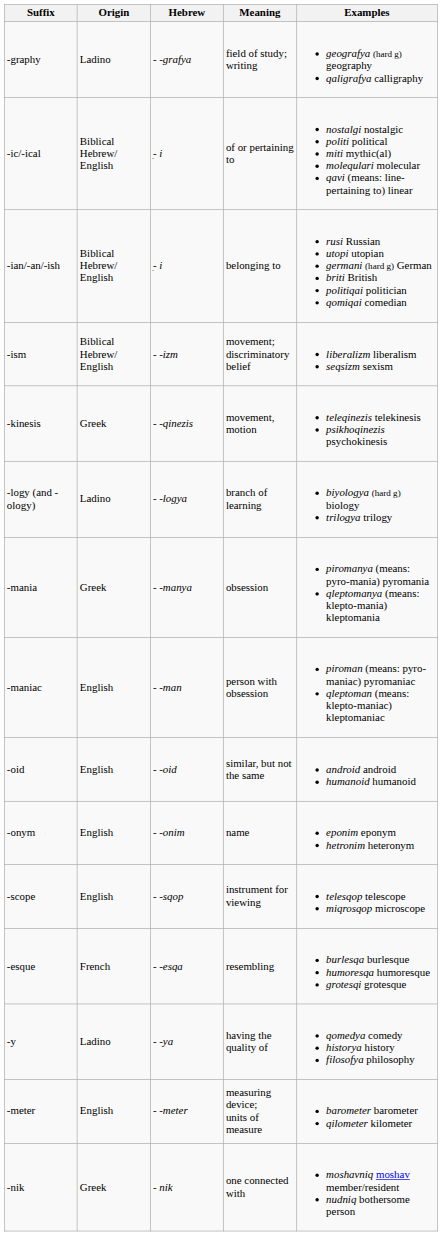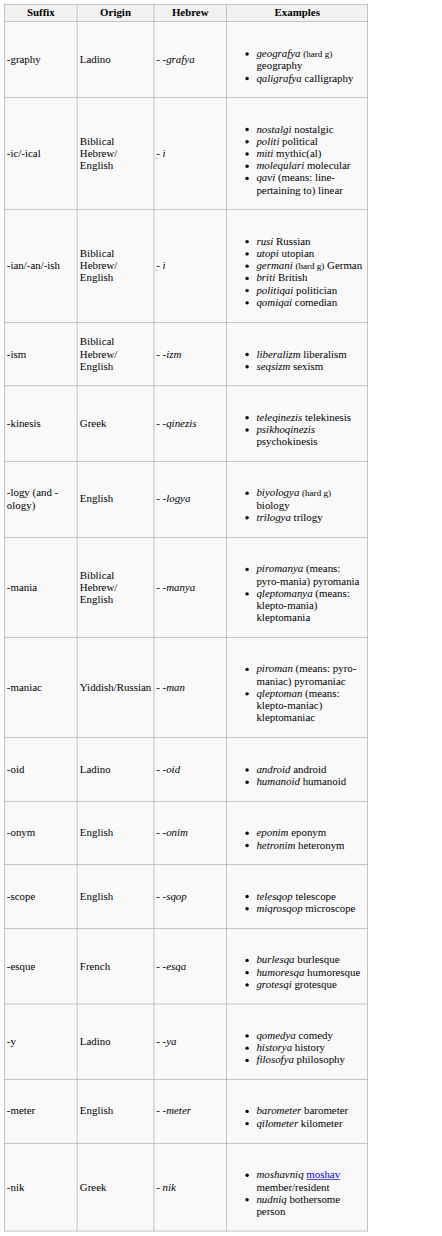- column: (260, 13)
(95, 499) Ladino -> (96, 499) English
(93, 587) Greek -> (99, 587) Biblical Hebrew/ English
(96, 687) English -> (116, 687) Yiddish/Russian
(96, 769) English -> (95, 769) Ladino
